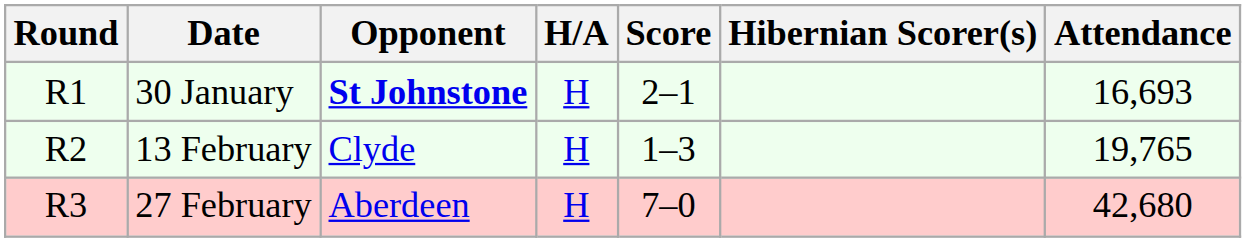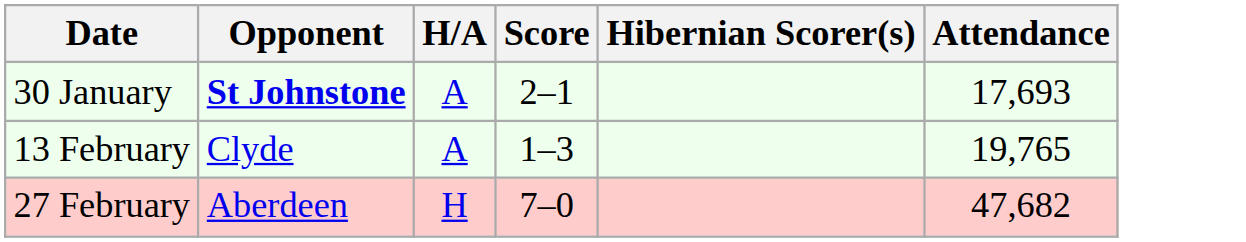- column: (66, 33)
(576, 90) H -> (455, 90) A
(1143, 90) 16,693 -> (1021, 90) 17,693
(576, 148) H -> (455, 148) A
(1143, 206) 42,680 -> (1021, 206) 47,682
